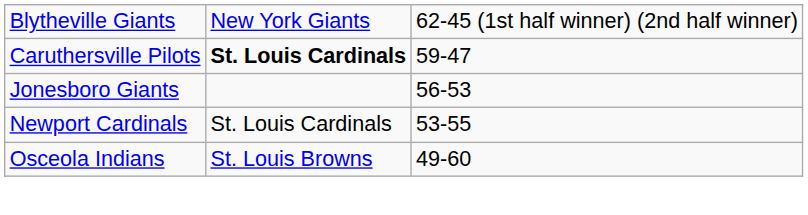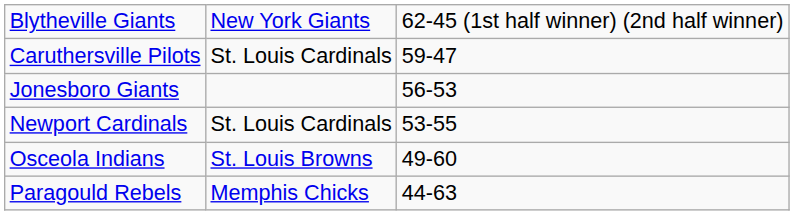(308, 55) bold -> (301, 55) normal
+ row: (96, 192)
